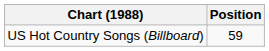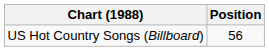(236, 35) 59 -> (236, 35) 56
